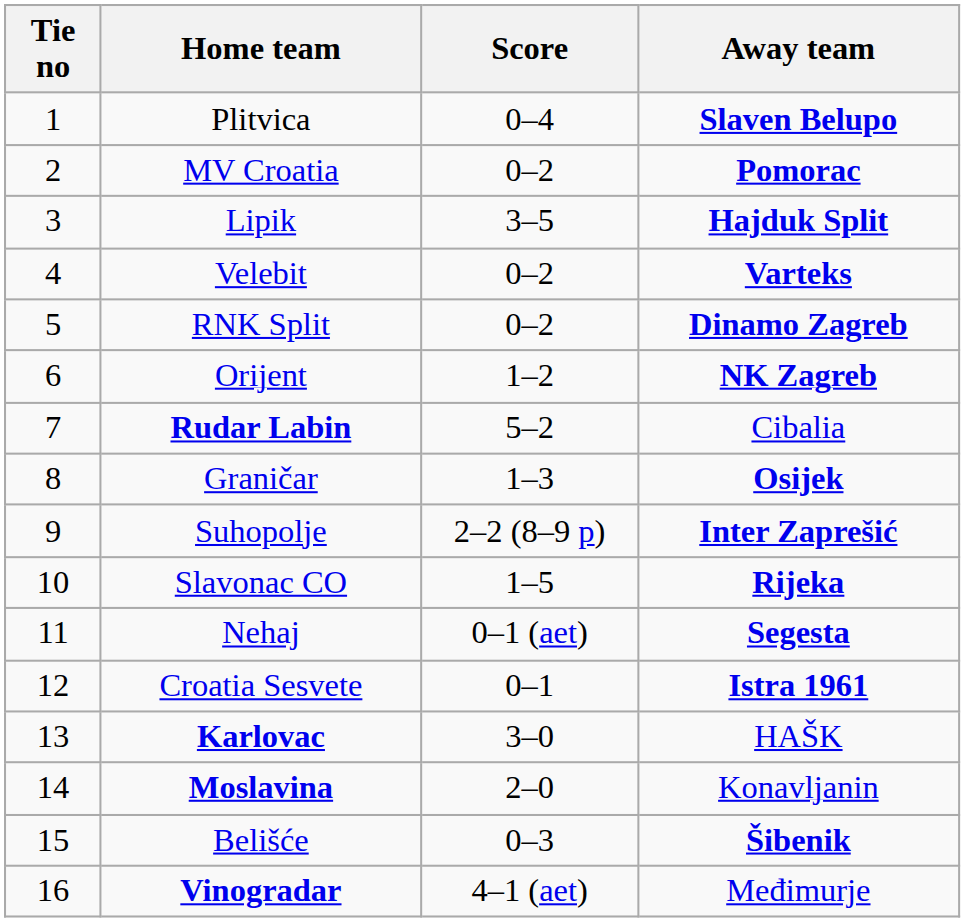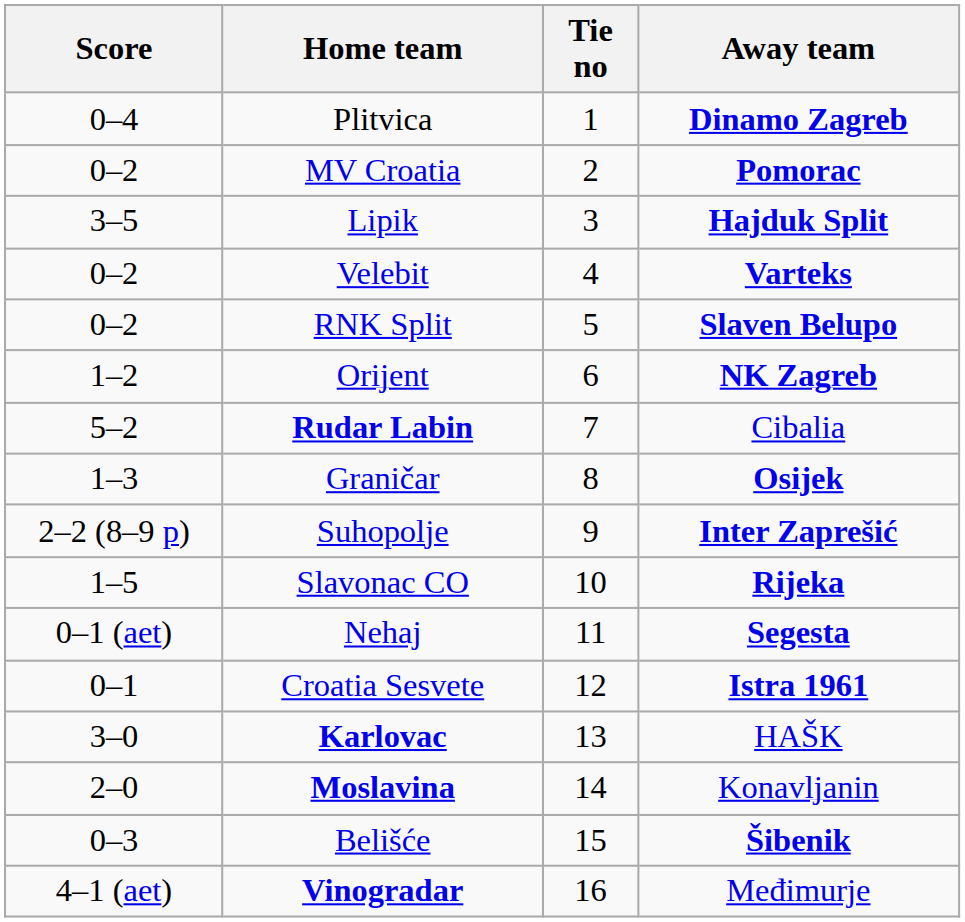columns swapped: (53, 48) <-> (530, 48)
(798, 118) Slaven Belupo -> (798, 118) Dinamo Zagreb
(798, 324) Dinamo Zagreb -> (798, 324) Slaven Belupo
